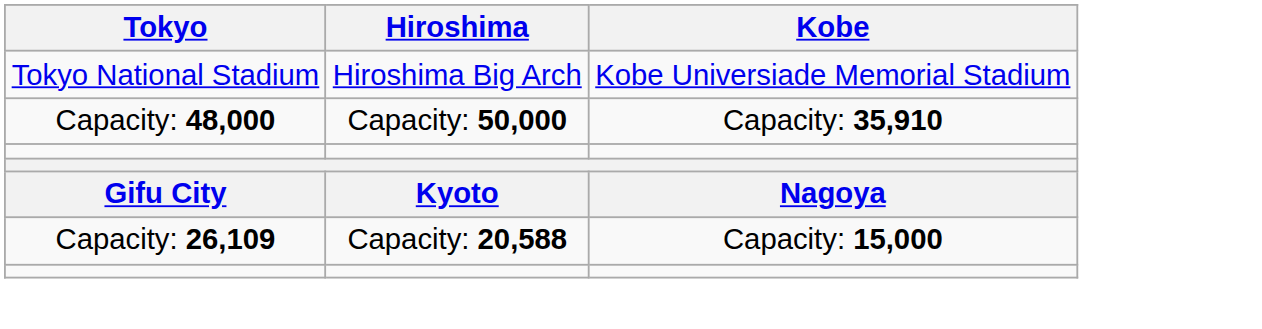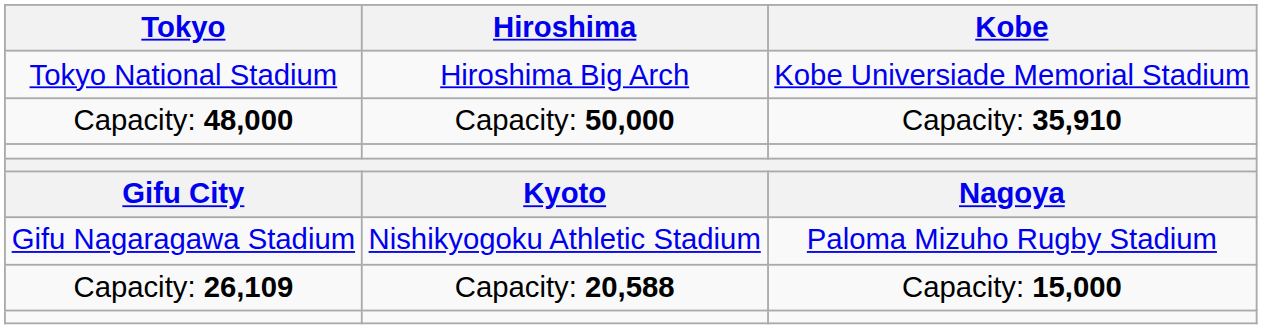+ row: (183, 240)
